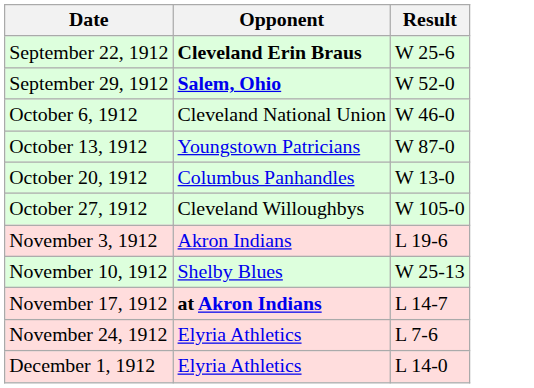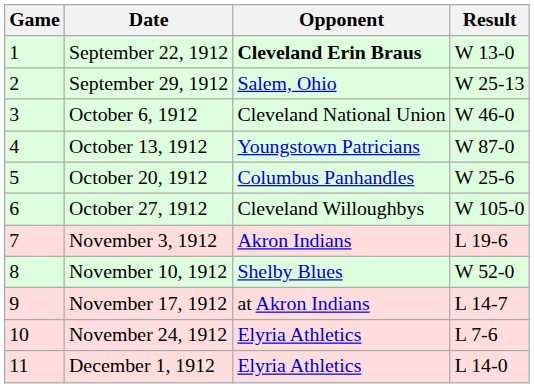+ column: (35, 20)
(425, 51) W 25-6 -> (485, 51) W 13-0
(229, 83) bold -> (287, 83) normal
(425, 83) W 52-0 -> (490, 83) W 25-13
(425, 177) W 13-0 -> (485, 177) W 25-6
(430, 271) W 25-13 -> (485, 271) W 52-0
(250, 303) bold -> (304, 303) normal
